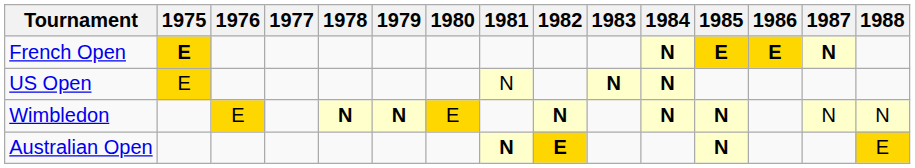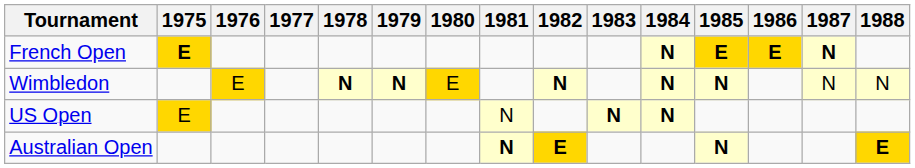rows swapped: (59, 115) <-> (50, 83)
(882, 147) normal -> (882, 147) bold
